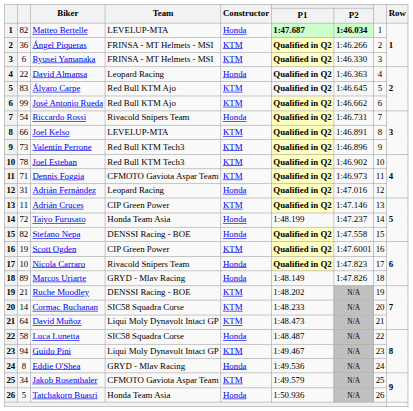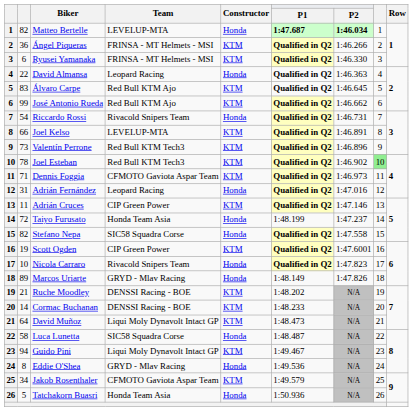(380, 161) no background -> (380, 161) lightgreen background
(149, 234) DENSSI Racing - BOE -> (146, 234) SIC58 Squadra Corse
(146, 307) SIC58 Squadra Corse -> (149, 307) DENSSI Racing - BOE
